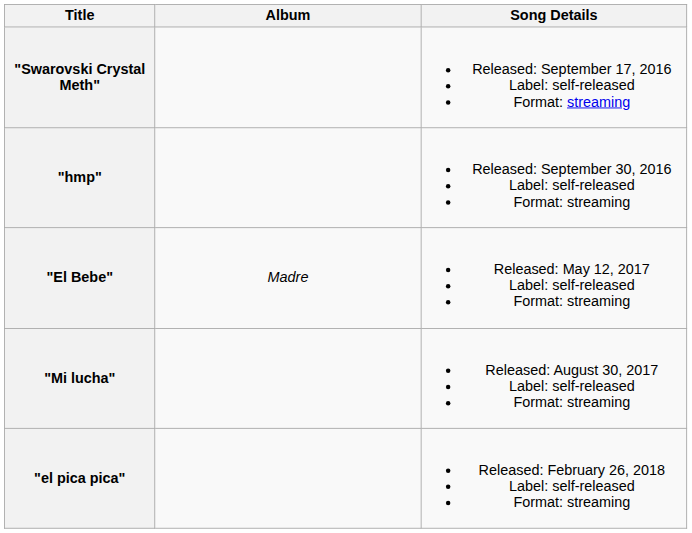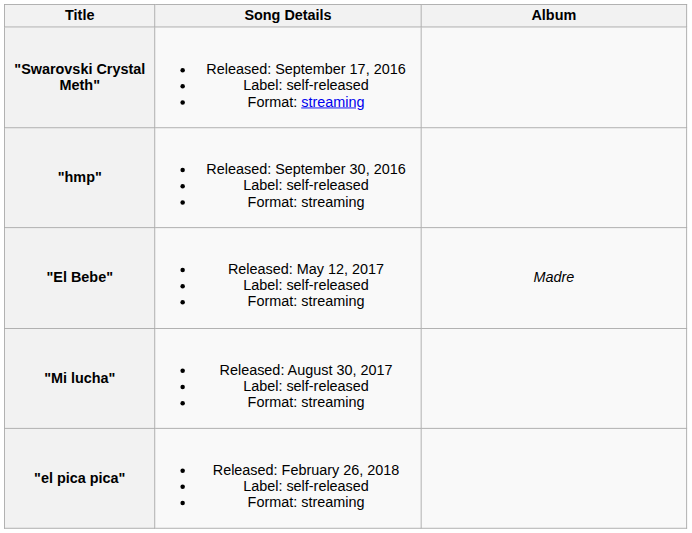columns swapped: (554, 15) <-> (288, 15)
